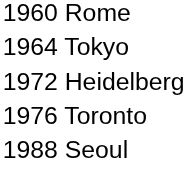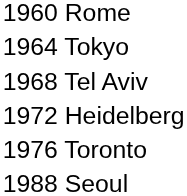+ row: (75, 81)
